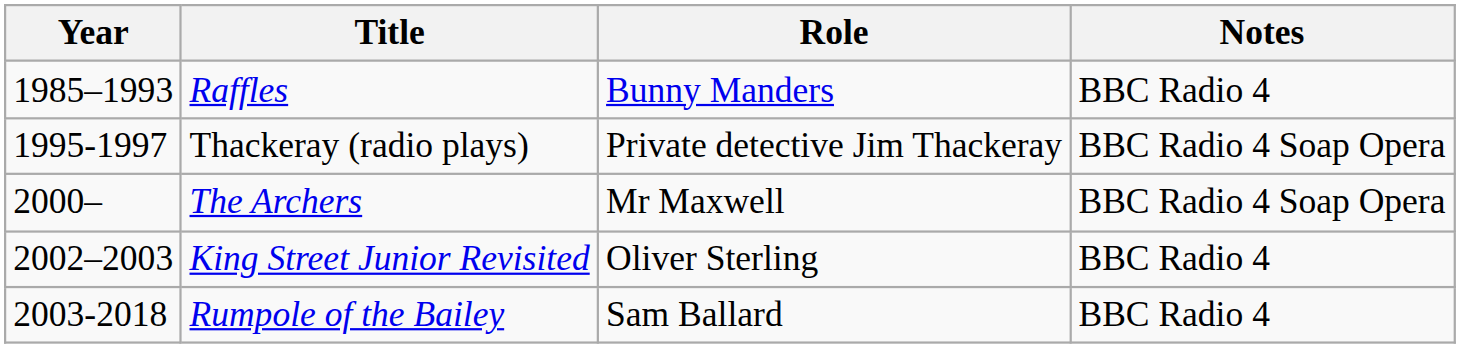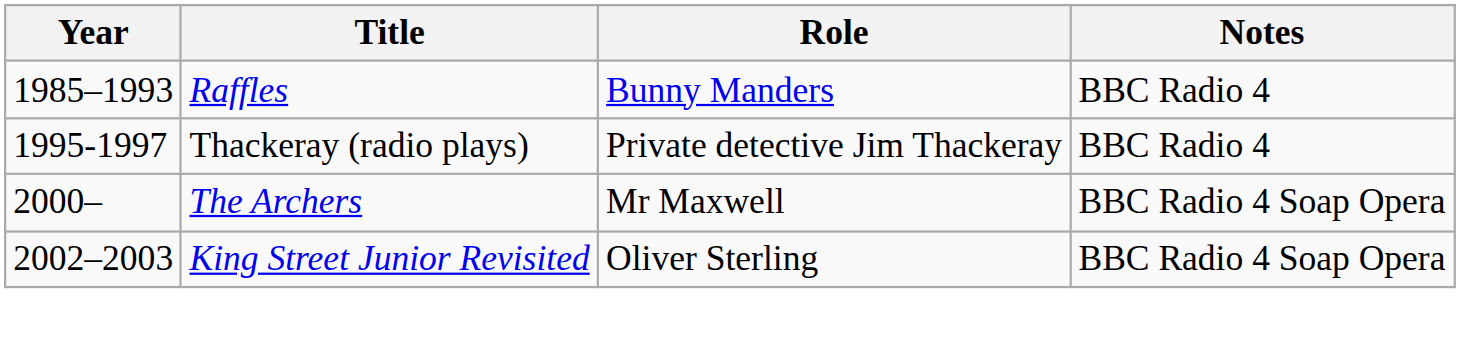(1262, 145) BBC Radio 4 Soap Opera -> (1174, 145) BBC Radio 4
(1174, 257) BBC Radio 4 -> (1262, 257) BBC Radio 4 Soap Opera
- row: (347, 314)
